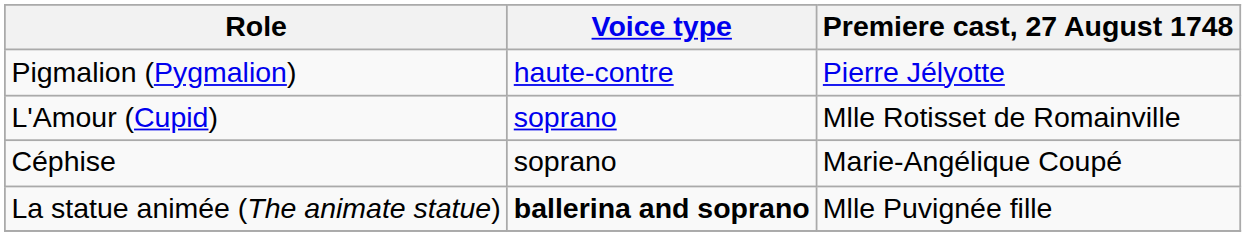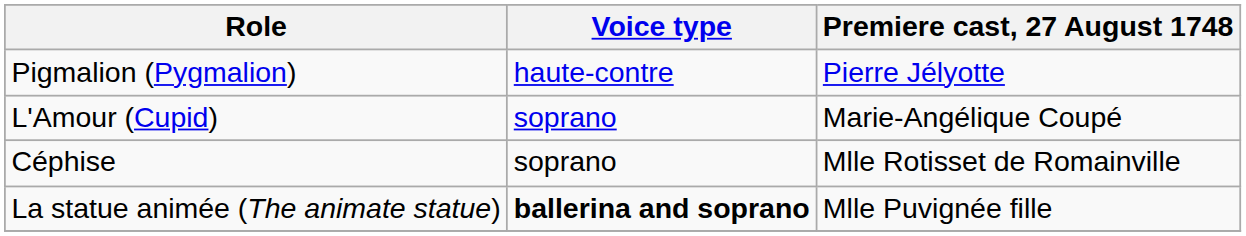(1002, 117) Mlle Rotisset de Romainville -> (972, 117) Marie-Angélique Coupé
(972, 162) Marie-Angélique Coupé -> (1002, 162) Mlle Rotisset de Romainville
